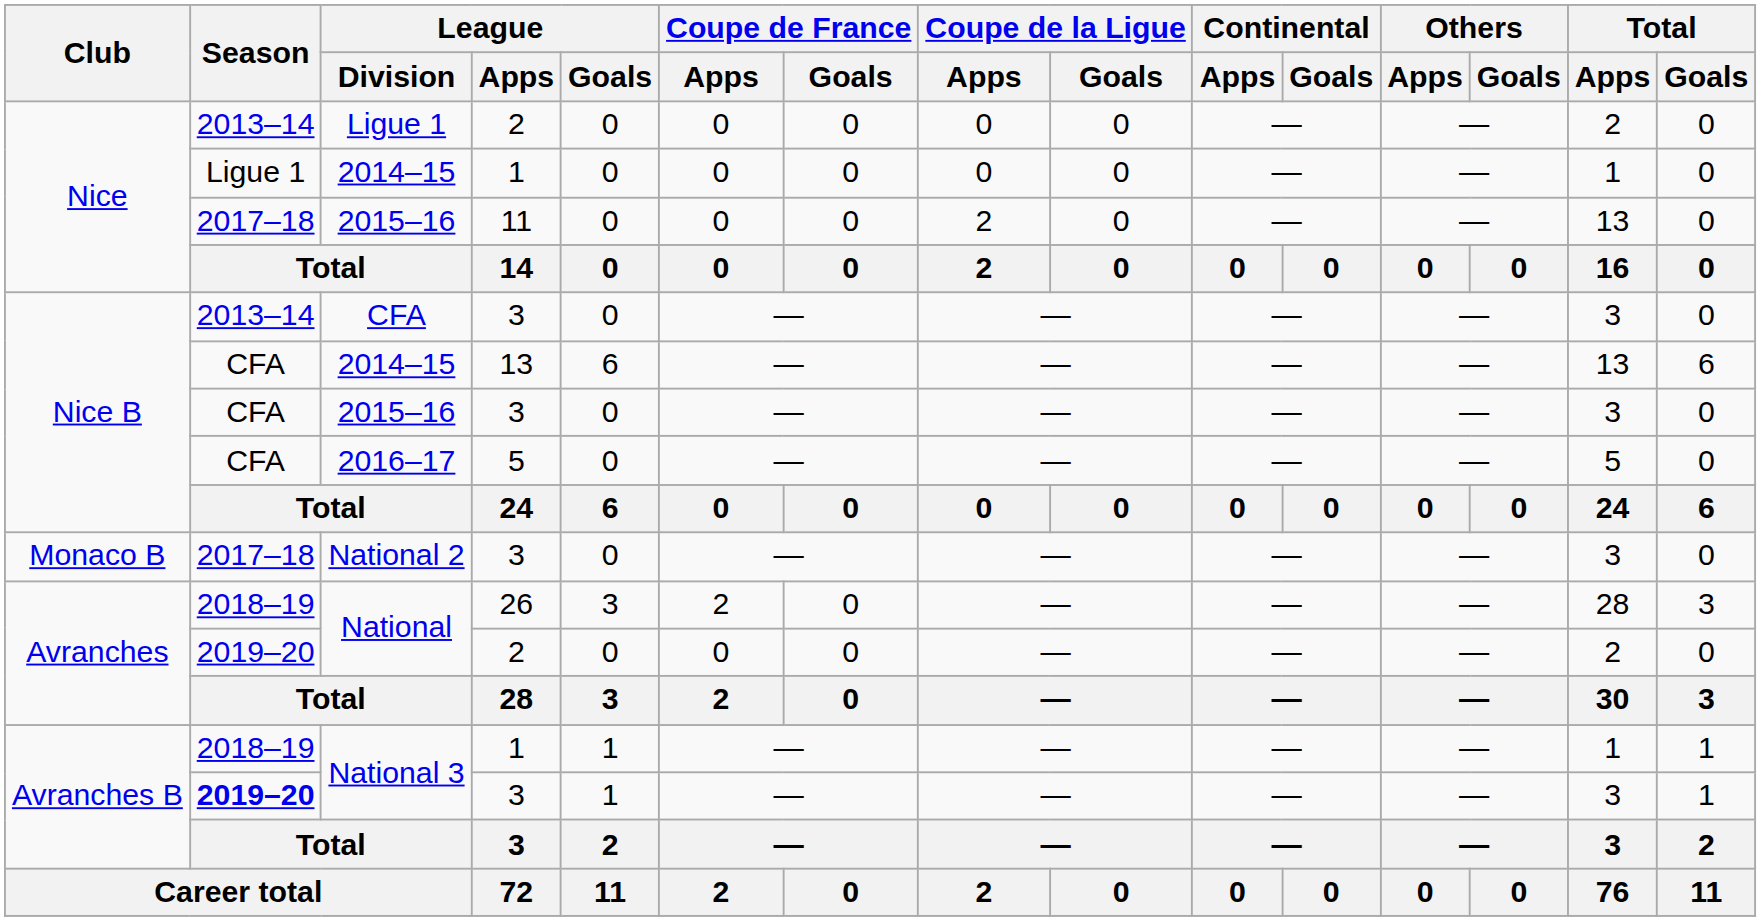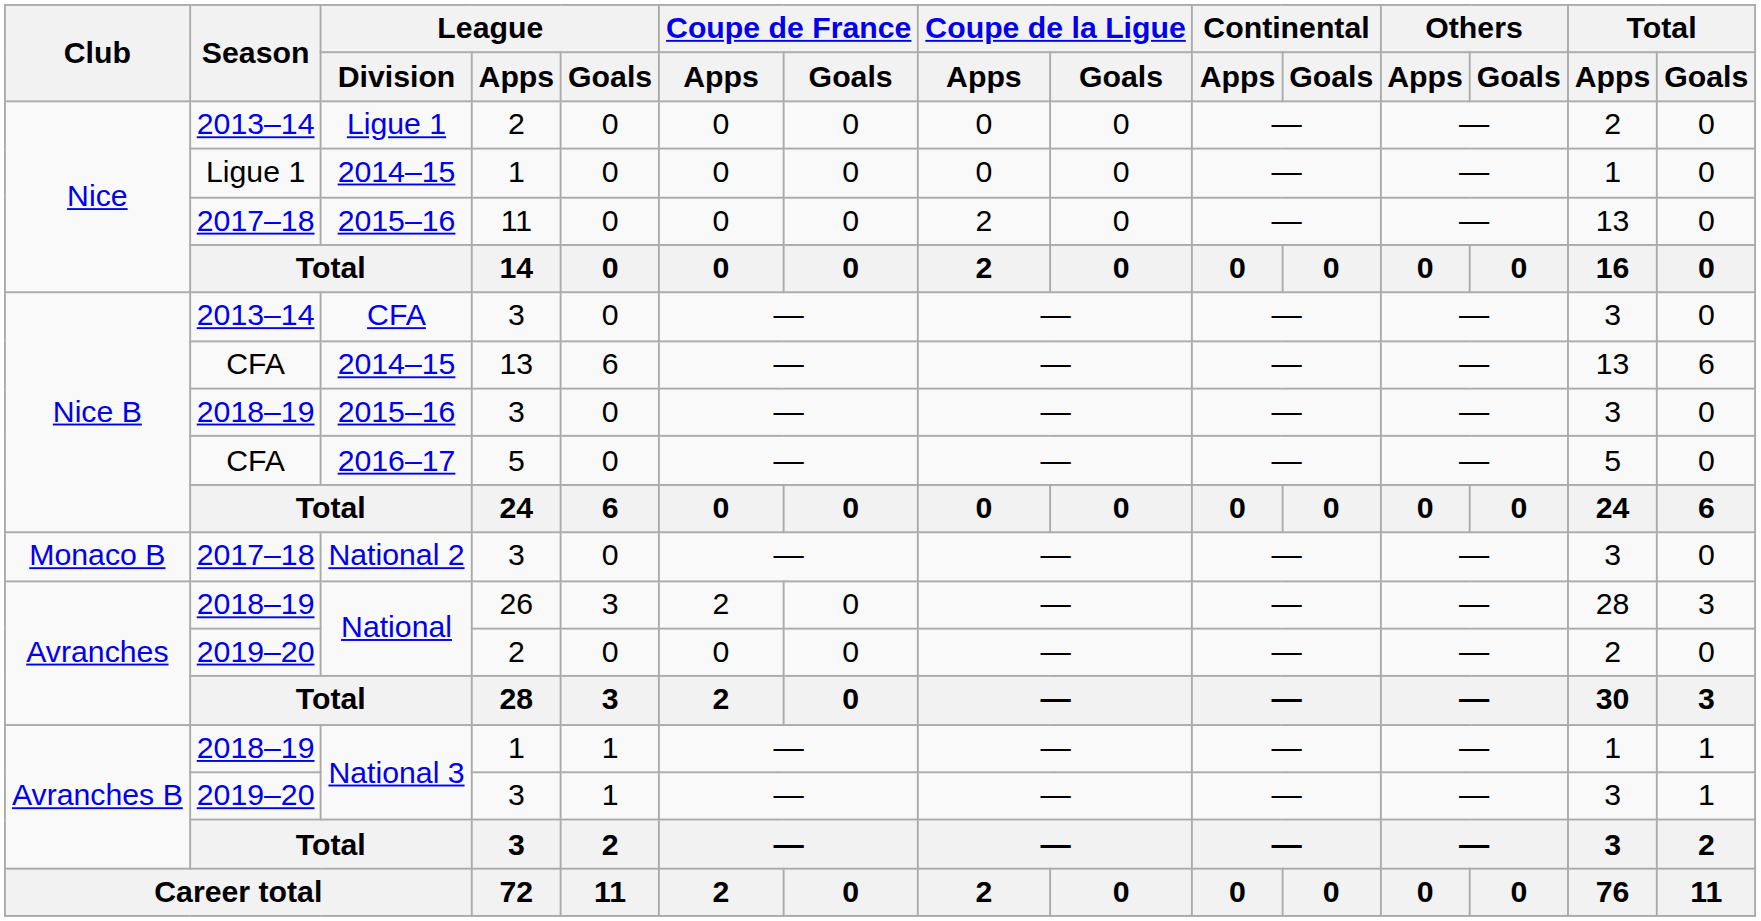(256, 412) CFA -> (256, 412) 2018–19
(256, 795) bold -> (256, 795) normal
